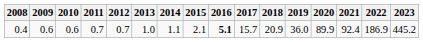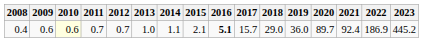(72, 29) no background -> (72, 29) lightyellow background
(274, 29) 20.9 -> (274, 29) 29.0
(325, 29) 89.9 -> (325, 29) 89.7
